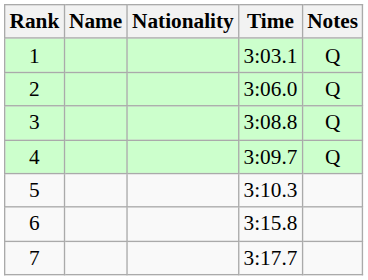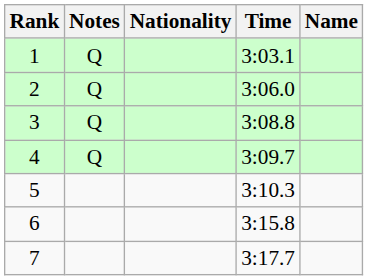columns swapped: (96, 21) <-> (333, 21)
